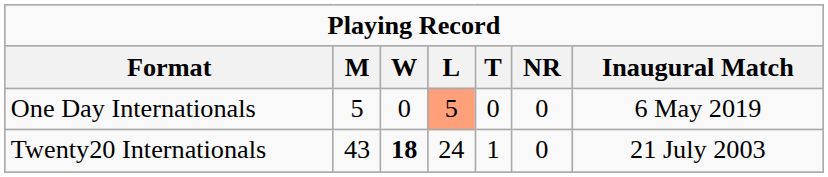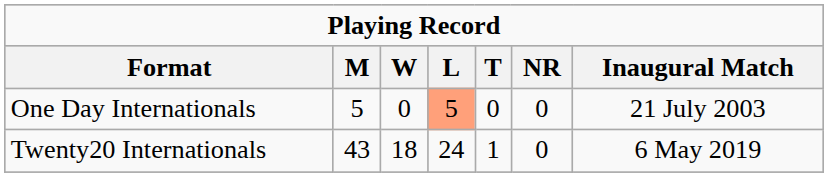(698, 108) 6 May 2019 -> (698, 108) 21 July 2003
(404, 150) bold -> (404, 150) normal
(698, 150) 21 July 2003 -> (698, 150) 6 May 2019
